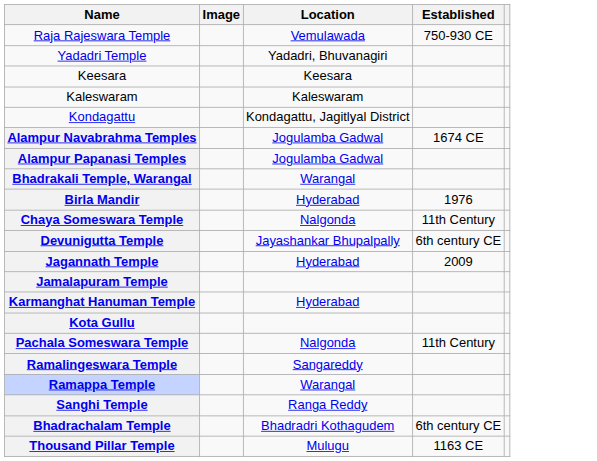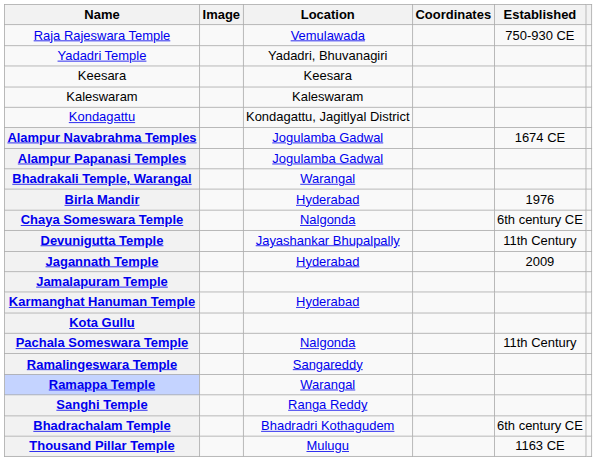+ column: (453, 14)
(458, 220) 11th Century -> (540, 220) 6th century CE
(458, 240) 6th century CE -> (540, 240) 11th Century
